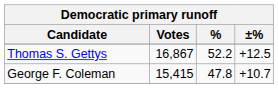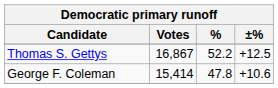(174, 74) 15,415 -> (174, 74) 15,414
(255, 74) +10.7 -> (255, 74) +10.6
